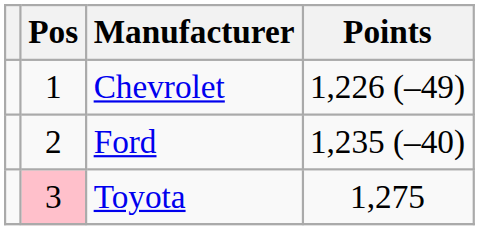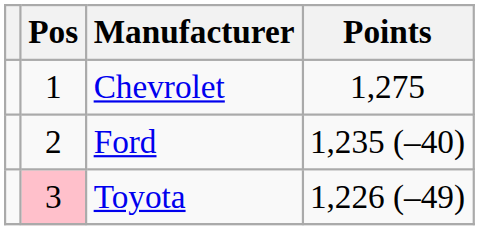(387, 87) 1,226 (–49) -> (387, 87) 1,275
(387, 196) 1,275 -> (387, 196) 1,226 (–49)
